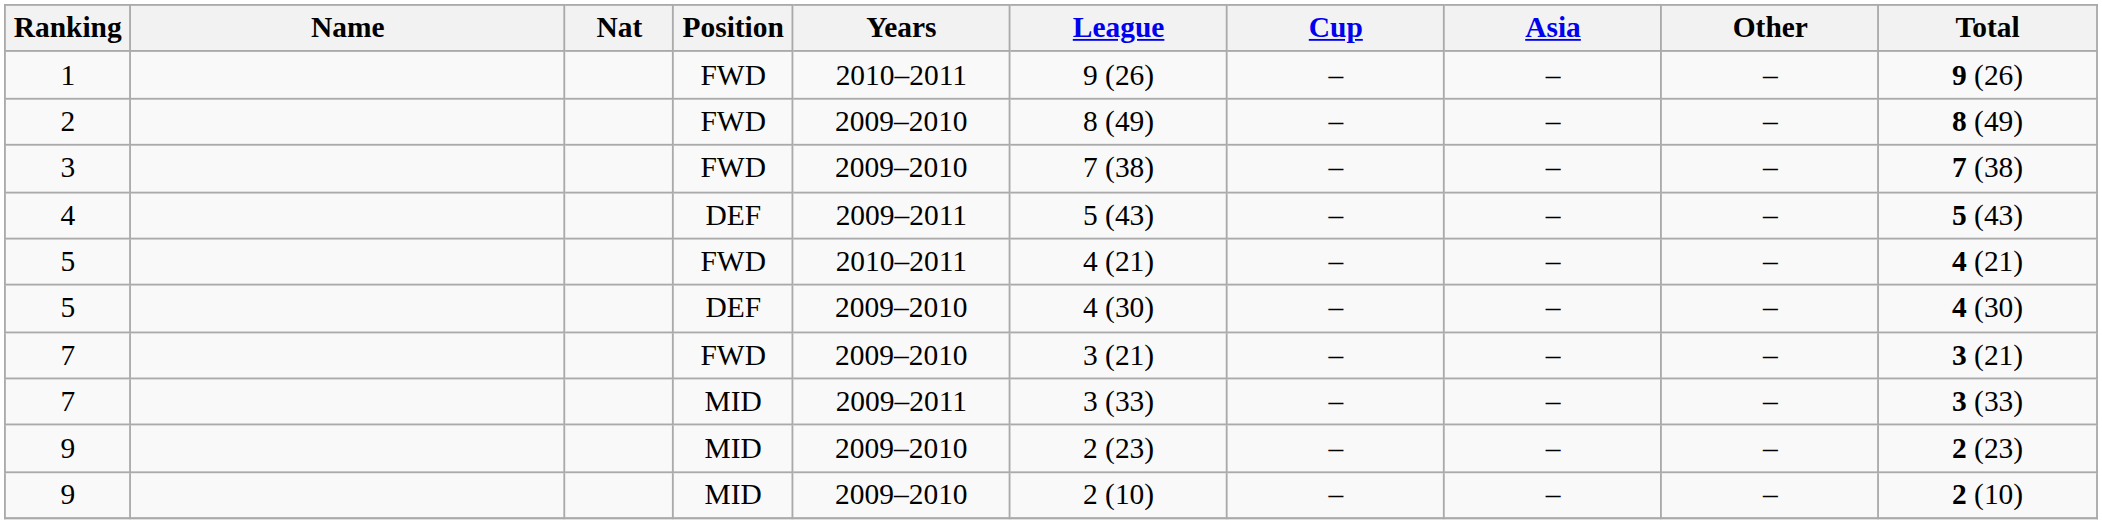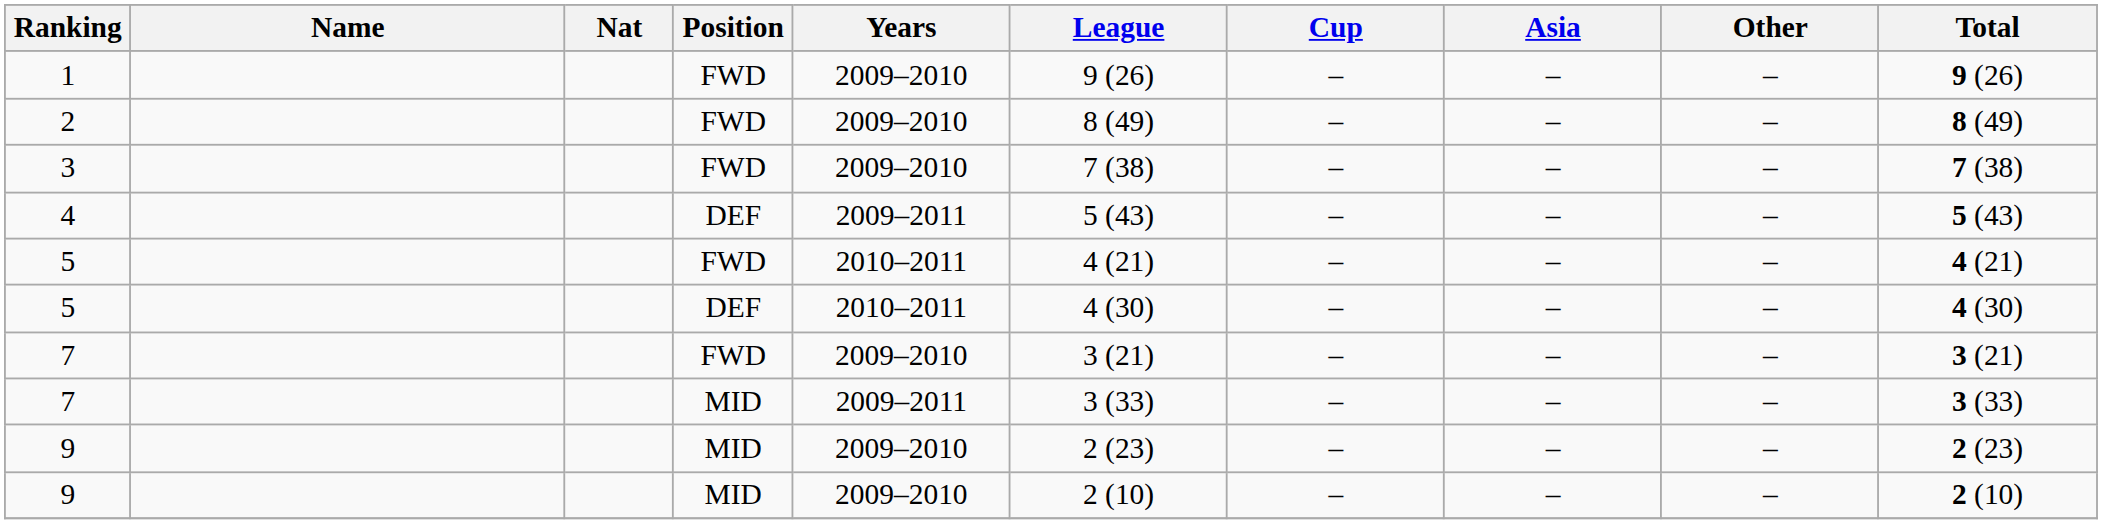(901, 74) 2010–2011 -> (901, 74) 2009–2010
(901, 307) 2009–2010 -> (901, 307) 2010–2011
